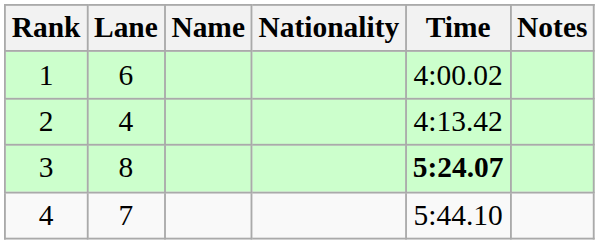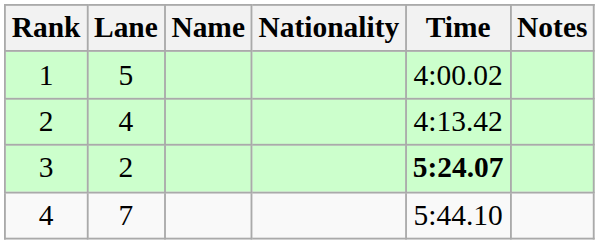(126, 74) 6 -> (126, 74) 5
(126, 167) 8 -> (126, 167) 2
